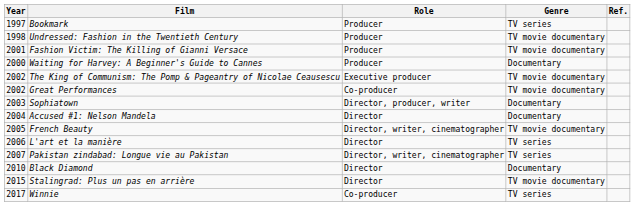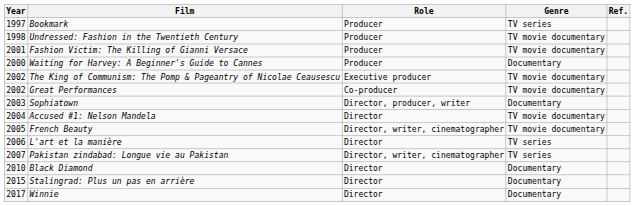(535, 116) Documentary -> (556, 116) TV movie documentary
(556, 182) TV movie documentary -> (535, 182) Documentary
(371, 195) Co-producer -> (363, 195) Director
(530, 195) TV series -> (535, 195) Documentary
